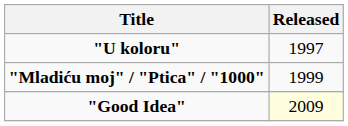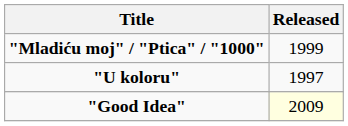rows swapped: (137, 48) <-> (137, 77)
